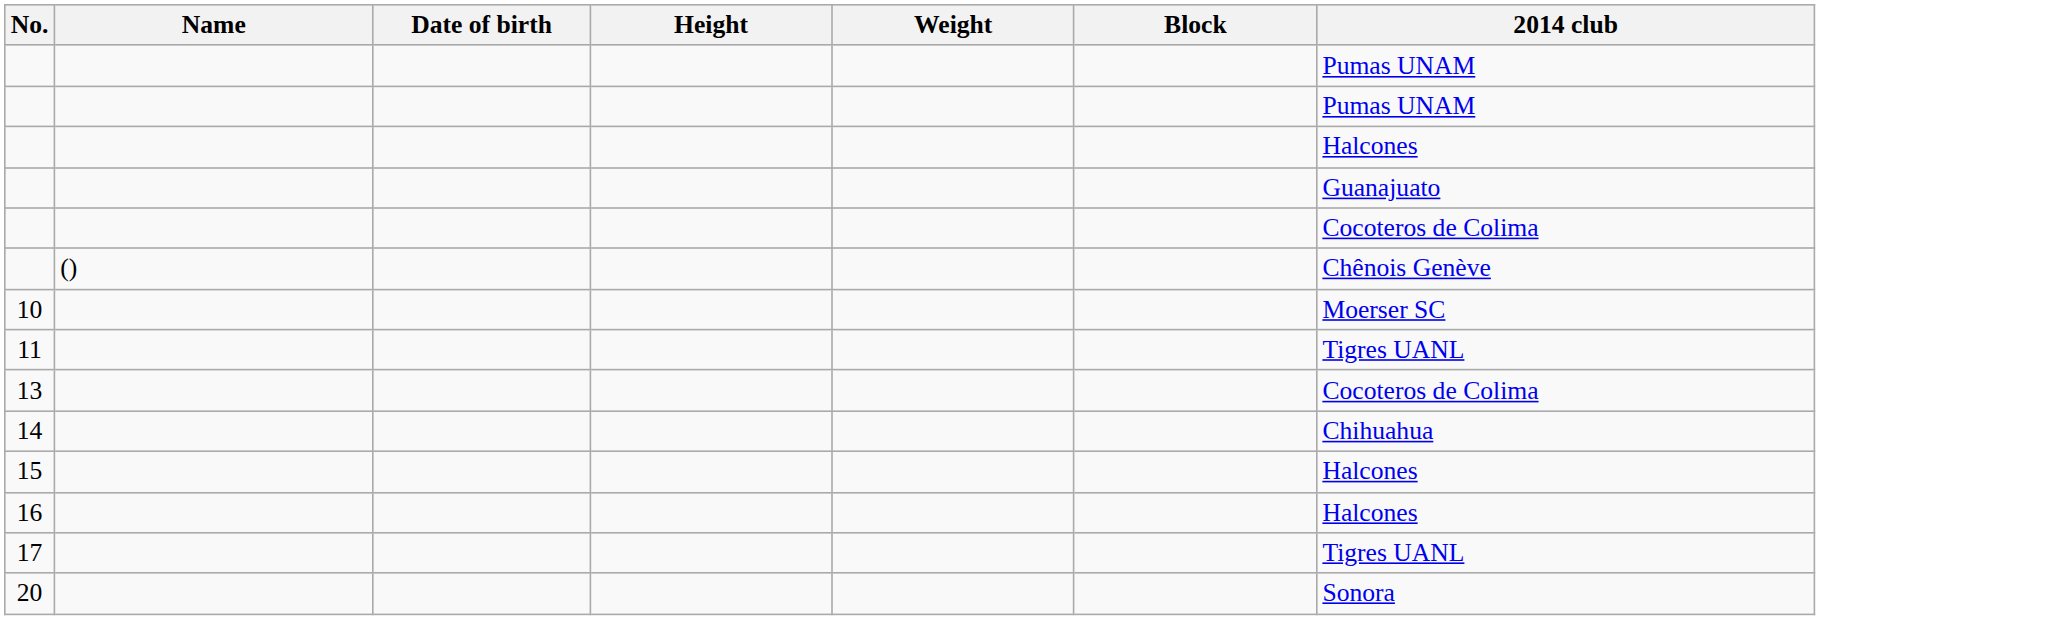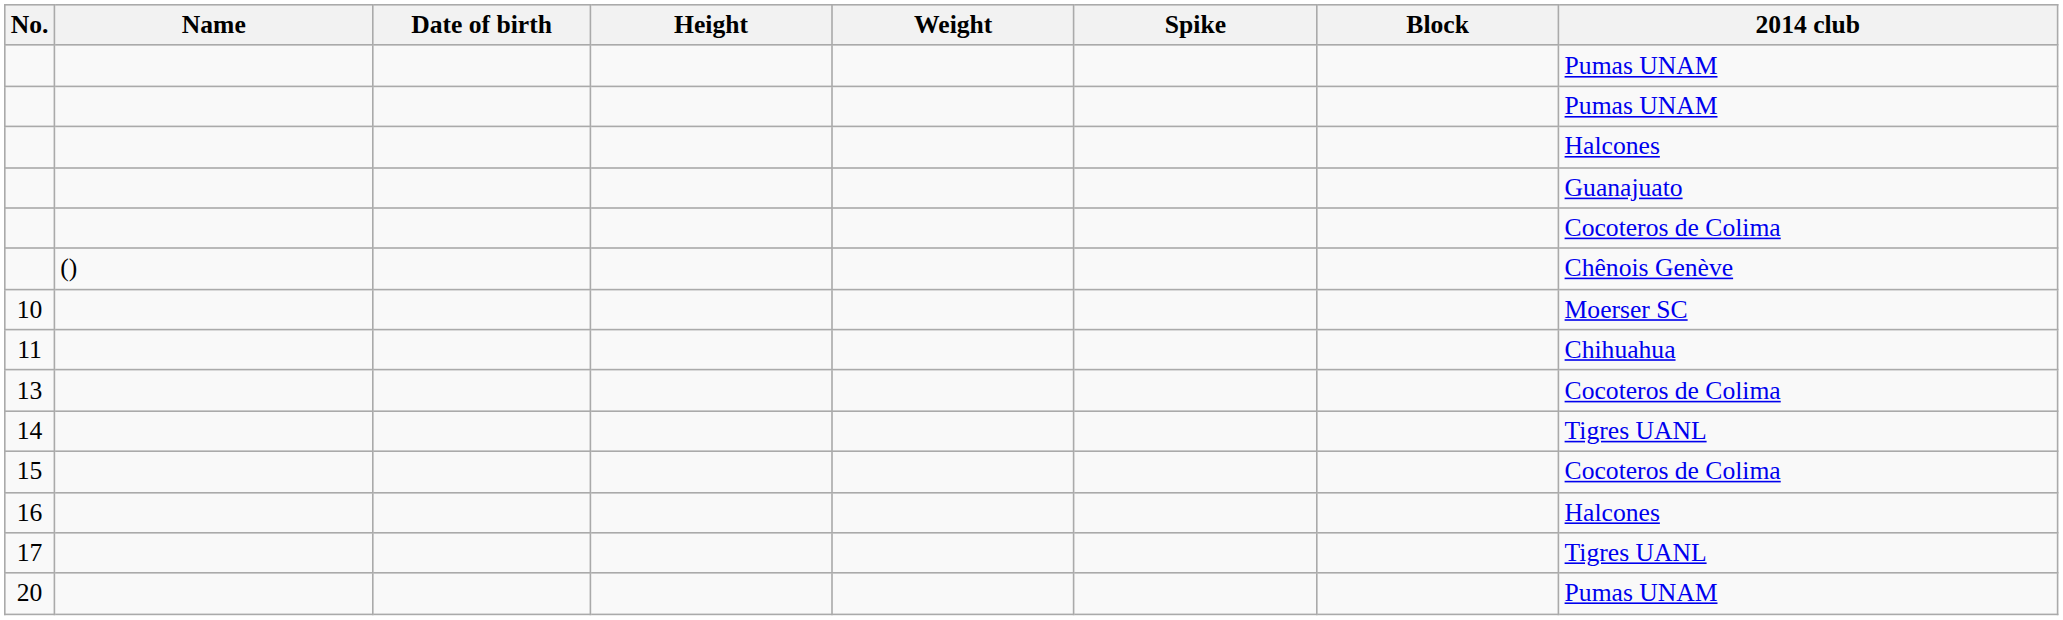+ column: (1195, 24)
(1393, 349) Tigres UANL -> (1620, 349) Chihuahua
(1378, 430) Chihuahua -> (1636, 430) Tigres UANL
(1370, 471) Halcones -> (1673, 471) Cocoteros de Colima
(1359, 593) Sonora -> (1641, 593) Pumas UNAM
